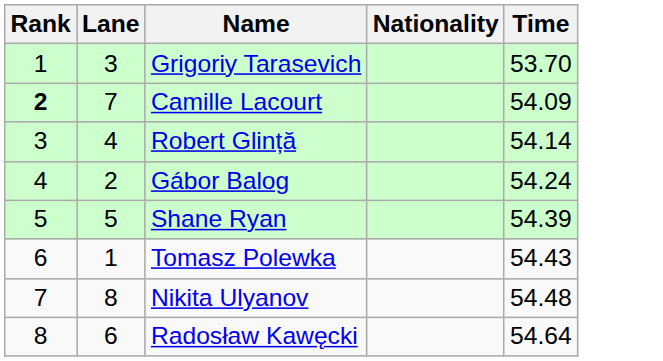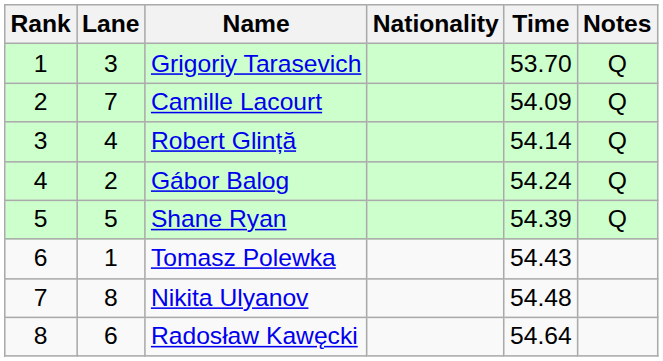+ column: (617, 24)
(41, 102) bold -> (41, 102) normal
